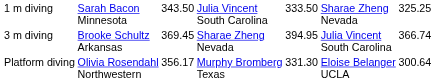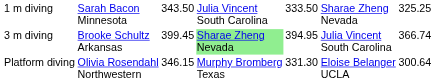(178, 36) 369.45 -> (178, 36) 399.45
(231, 42) no background -> (231, 42) lightgreen background
(178, 62) 356.17 -> (178, 62) 346.15
